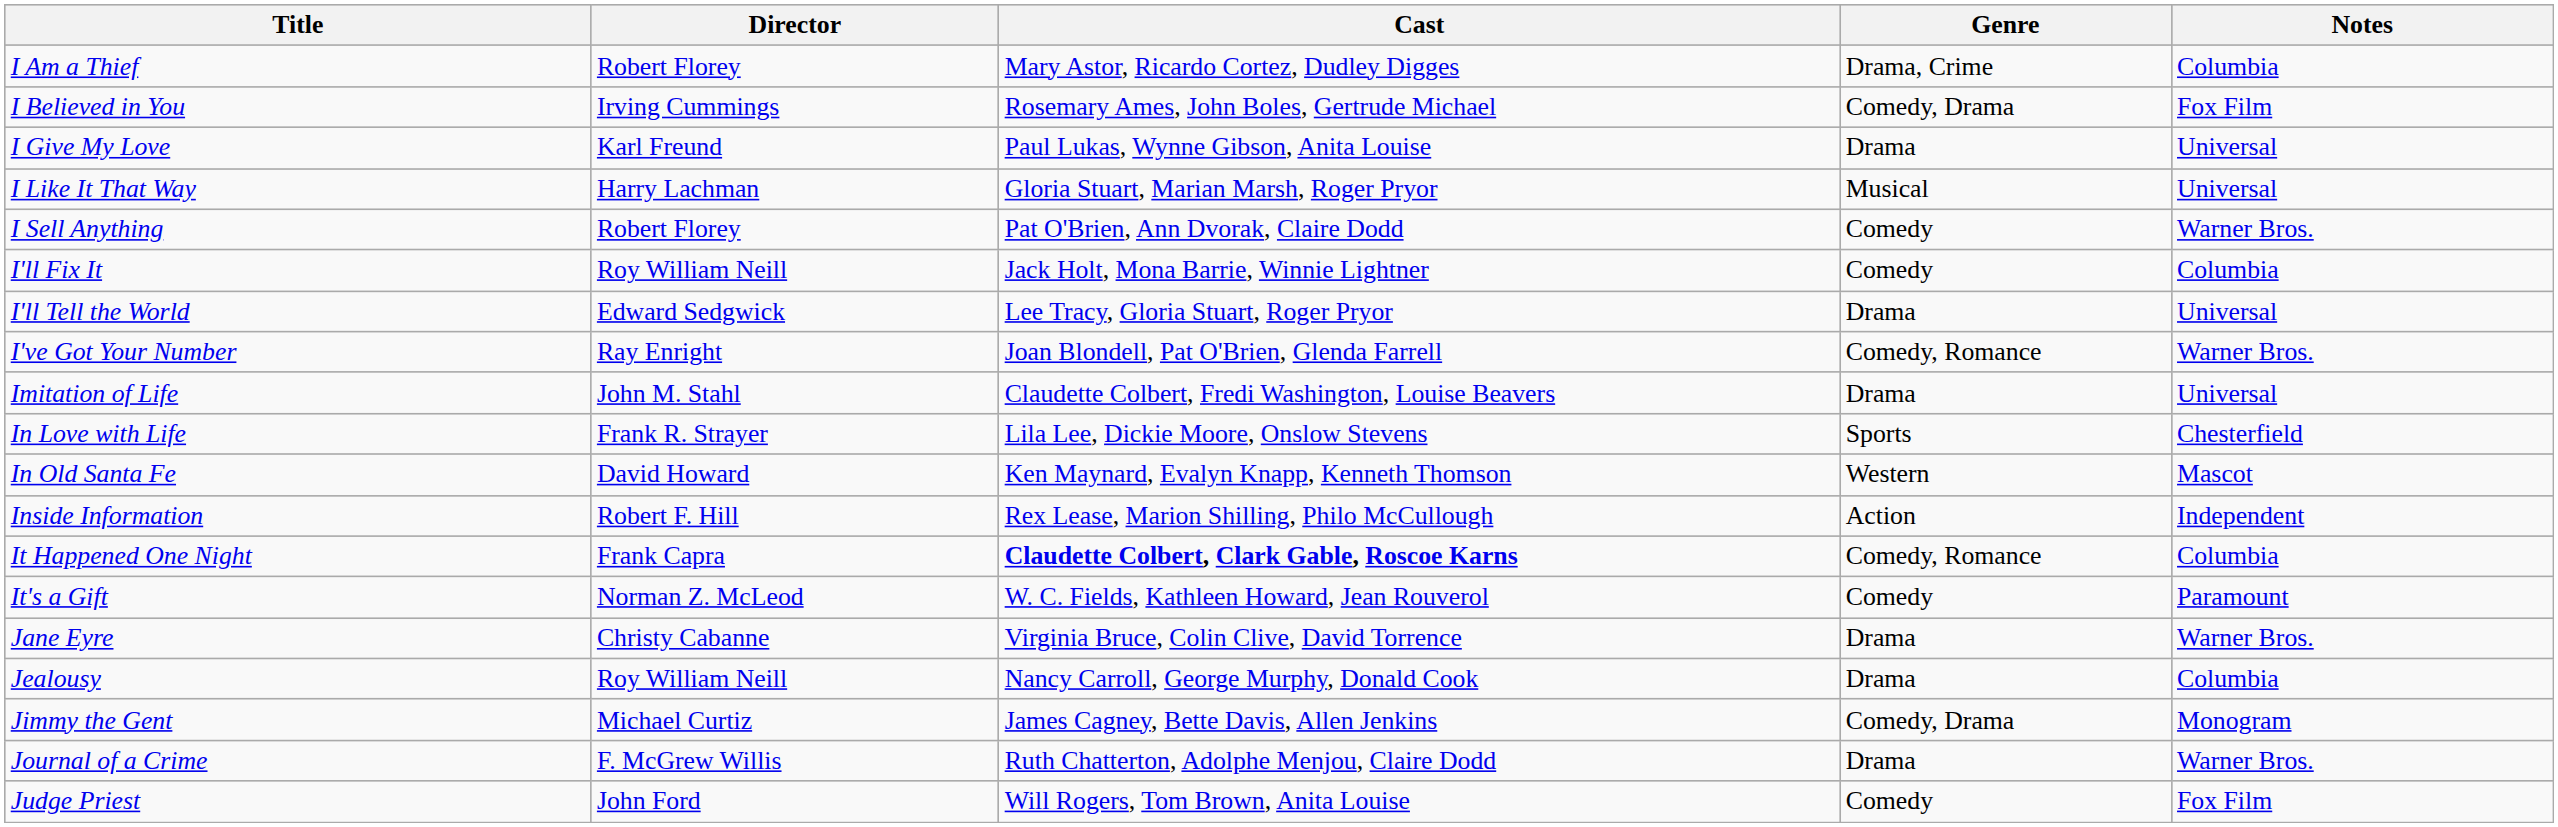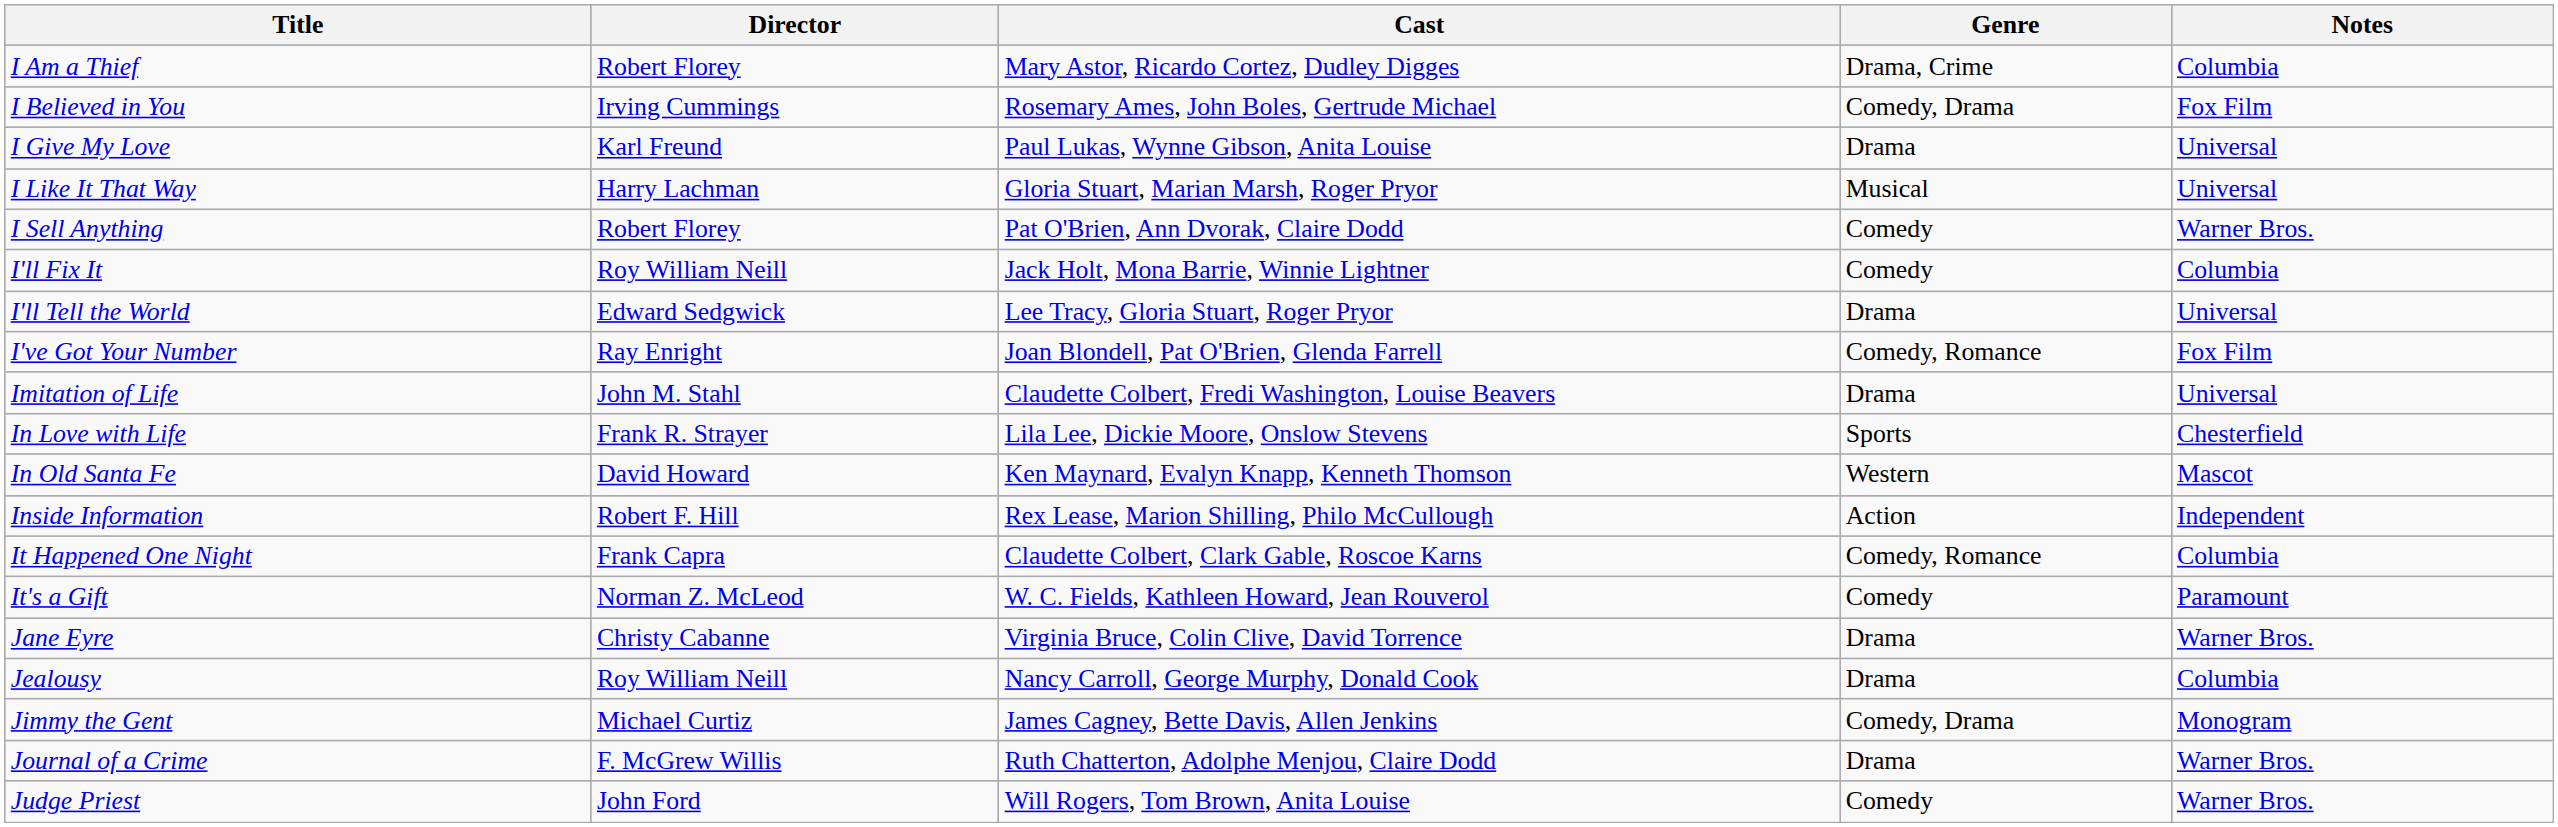(2245, 351) Warner Bros. -> (2225, 351) Fox Film
(1261, 556) bold -> (1243, 556) normal
(2225, 801) Fox Film -> (2245, 801) Warner Bros.
